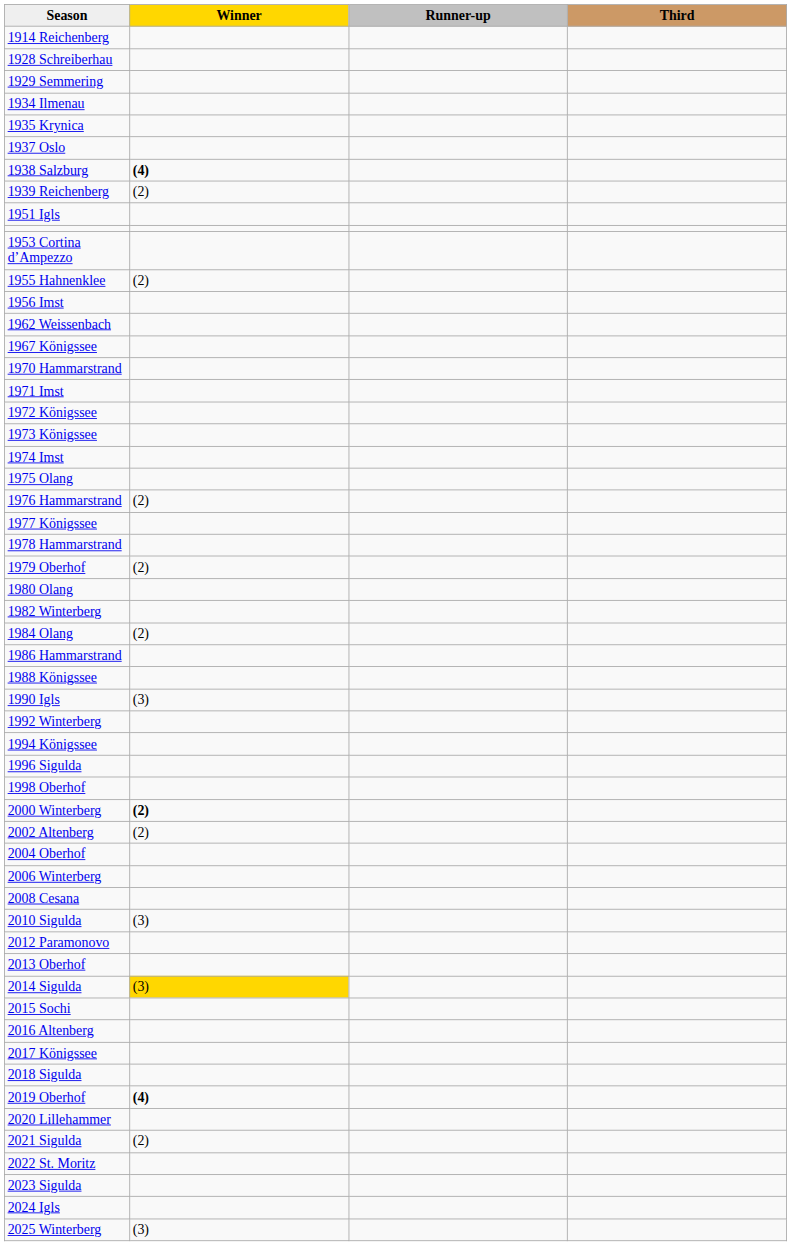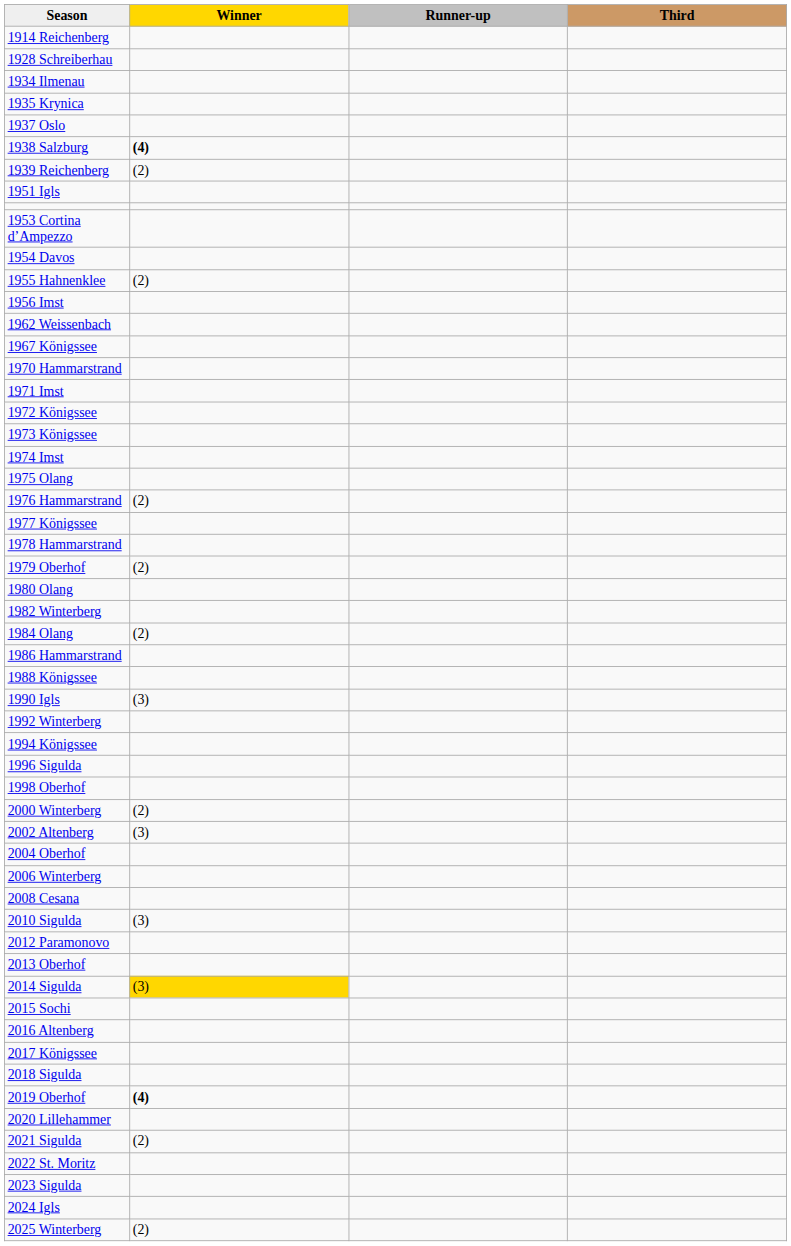- row: (55, 81)
+ row: (41, 258)
(141, 810) bold -> (141, 810) normal
(141, 832) (2) -> (141, 832) (3)
(141, 1229) (3) -> (141, 1229) (2)
